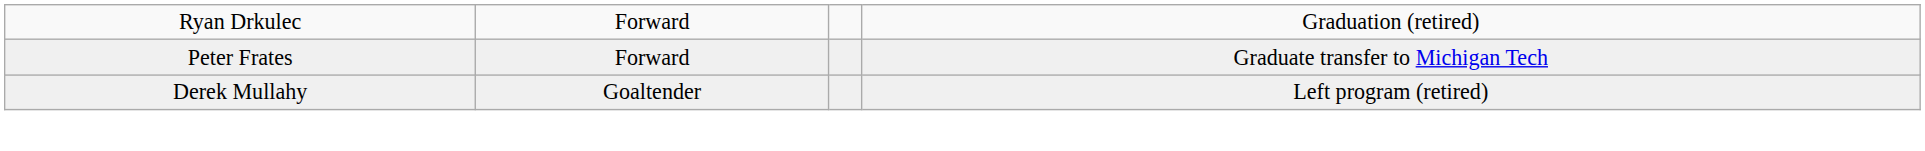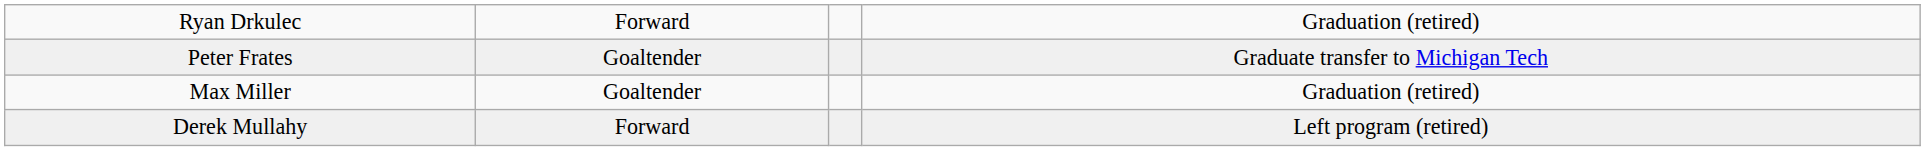(652, 57) Forward -> (652, 57) Goaltender
+ row: (240, 92)
(652, 92) Goaltender -> (652, 127) Forward
